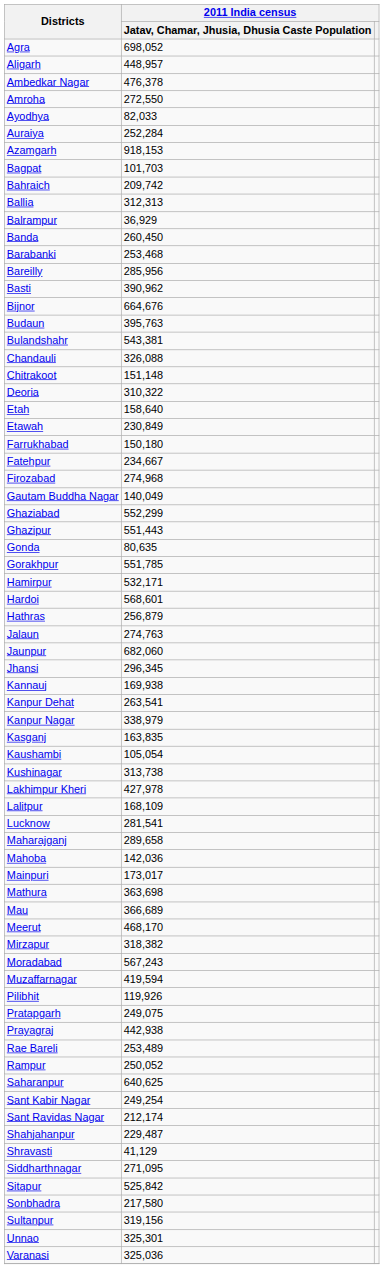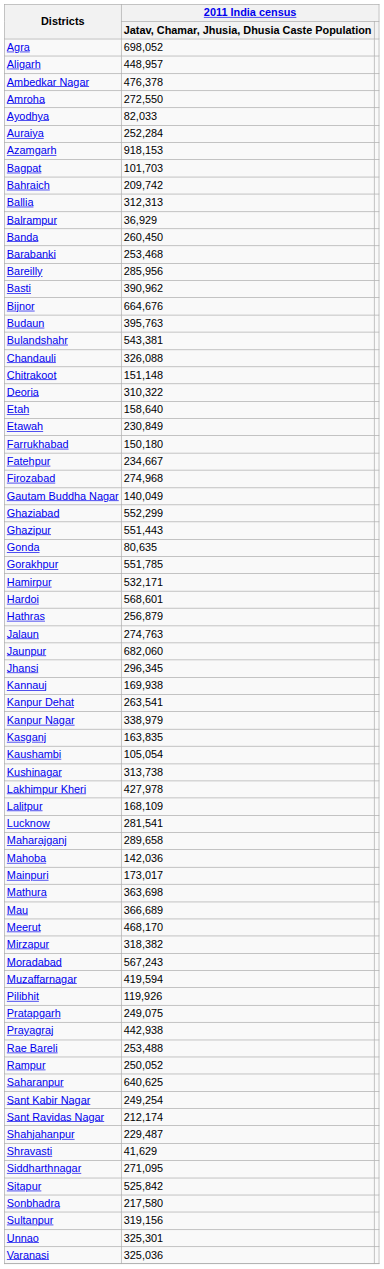(143, 1048) 253,489 -> (143, 1048) 253,488
(140, 1151) 41,129 -> (140, 1151) 41,629
